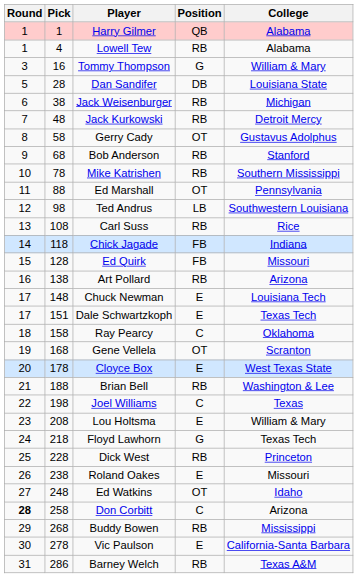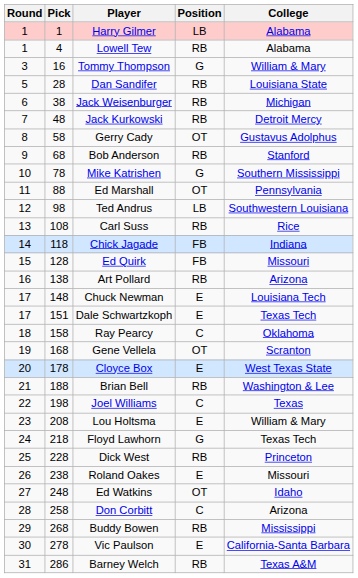(199, 31) QB -> (200, 31) LB
(200, 84) DB -> (200, 84) RB
(200, 173) RB -> (200, 173) G
(25, 510) bold -> (25, 510) normal
